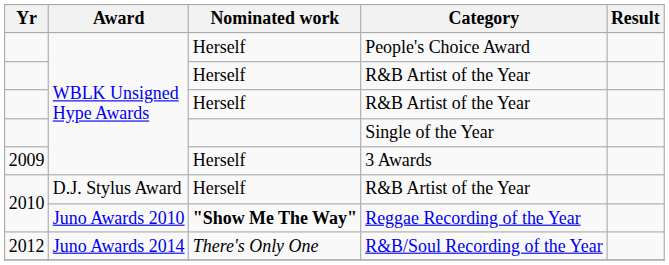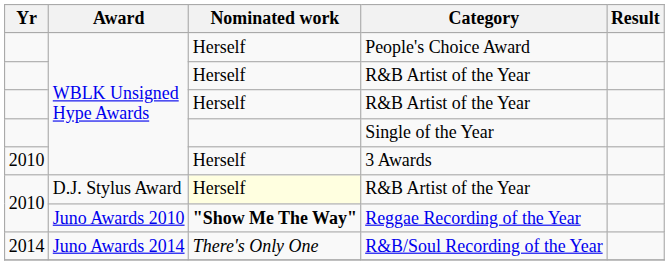(27, 160) 2009 -> (27, 160) 2010
(219, 189) no background -> (219, 189) lightyellow background
(27, 246) 2012 -> (27, 246) 2014
